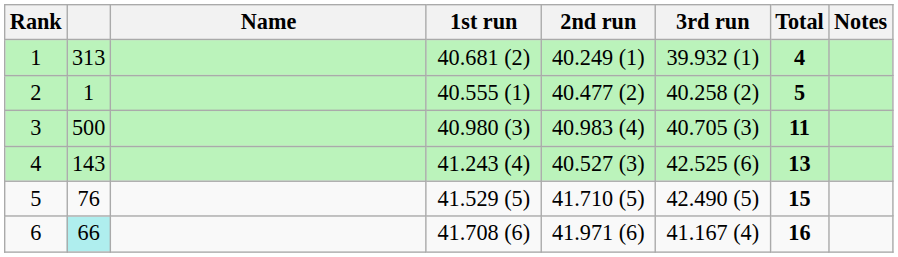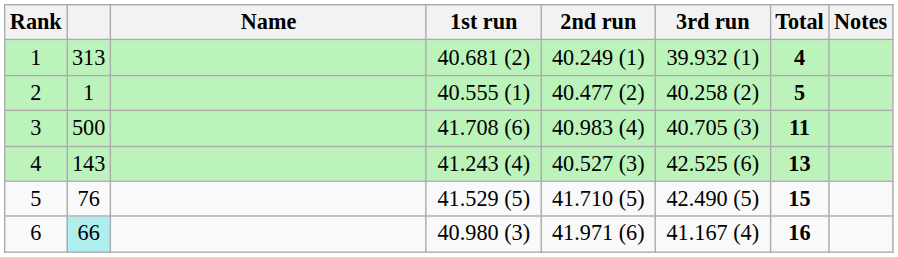(484, 127) 40.980 (3) -> (484, 127) 41.708 (6)
(484, 233) 41.708 (6) -> (484, 233) 40.980 (3)
